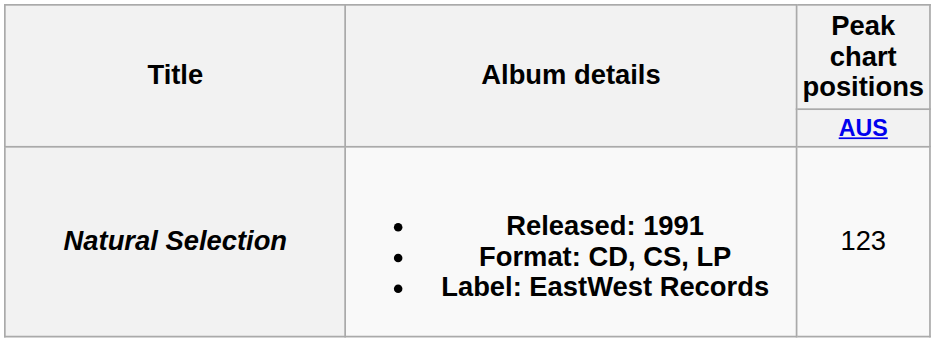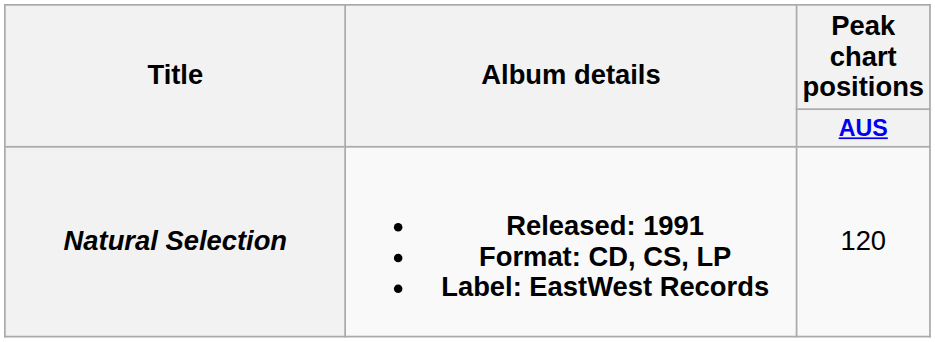(863, 241) 123 -> (863, 241) 120
